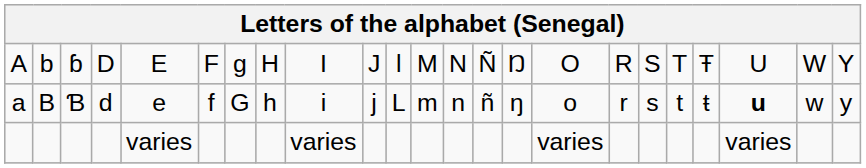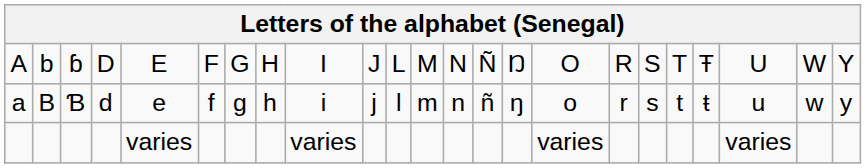(240, 63) g -> (240, 63) G
(399, 63) l -> (399, 63) L
(240, 102) G -> (240, 102) g
(399, 102) L -> (399, 102) l
(758, 102) bold -> (758, 102) normal
